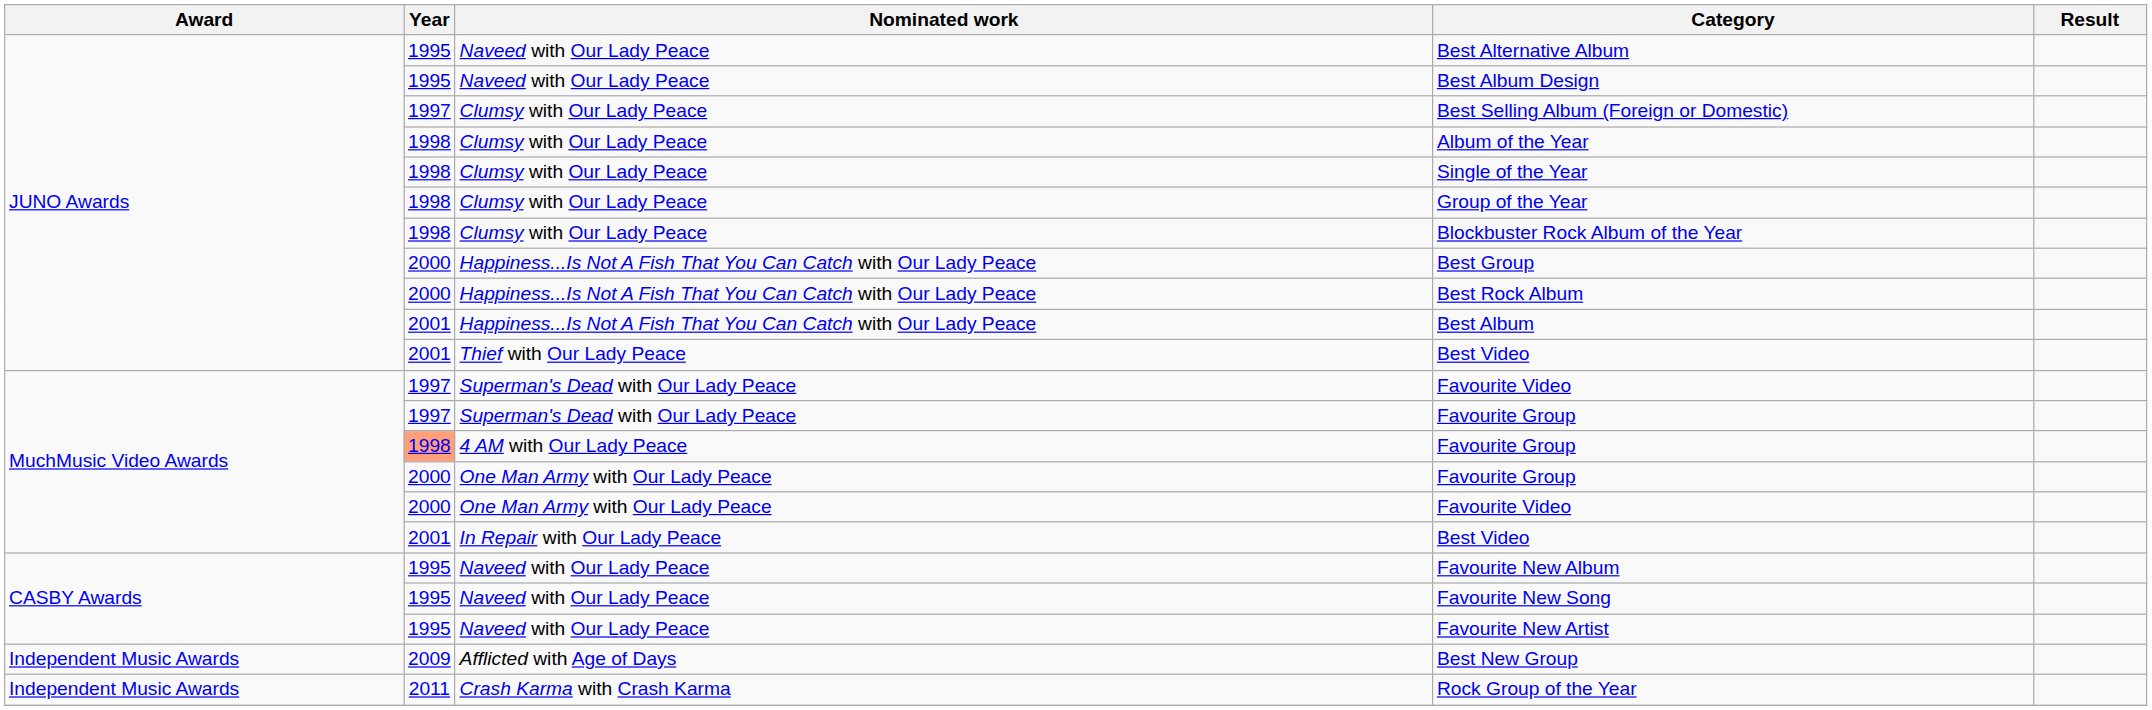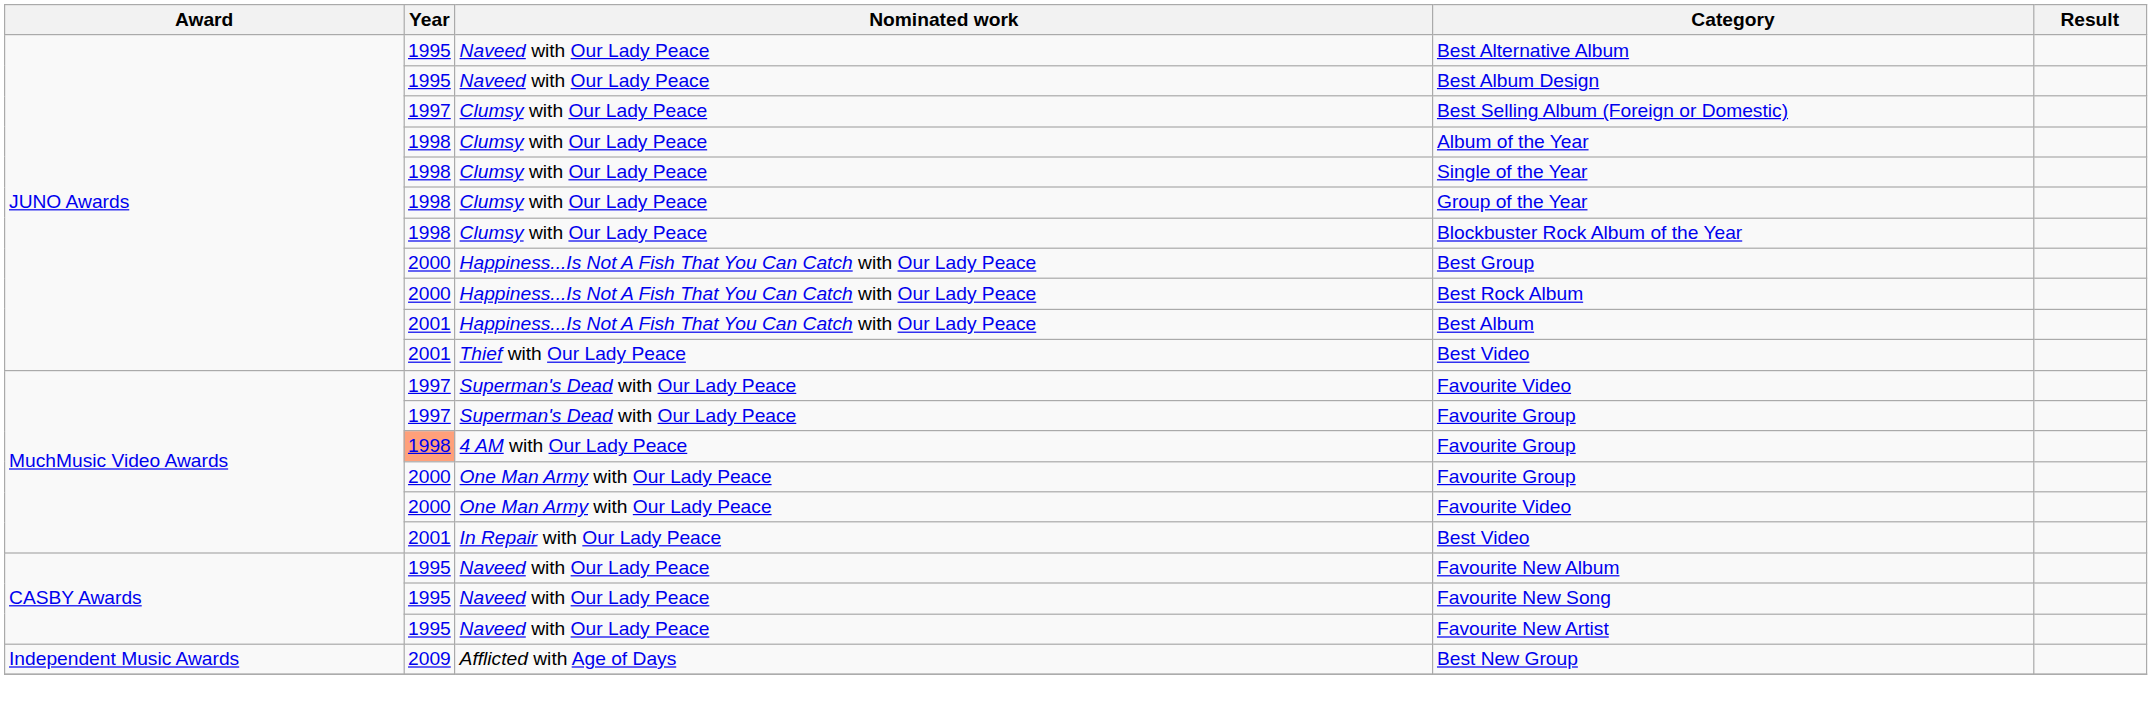- row: (595, 689)
